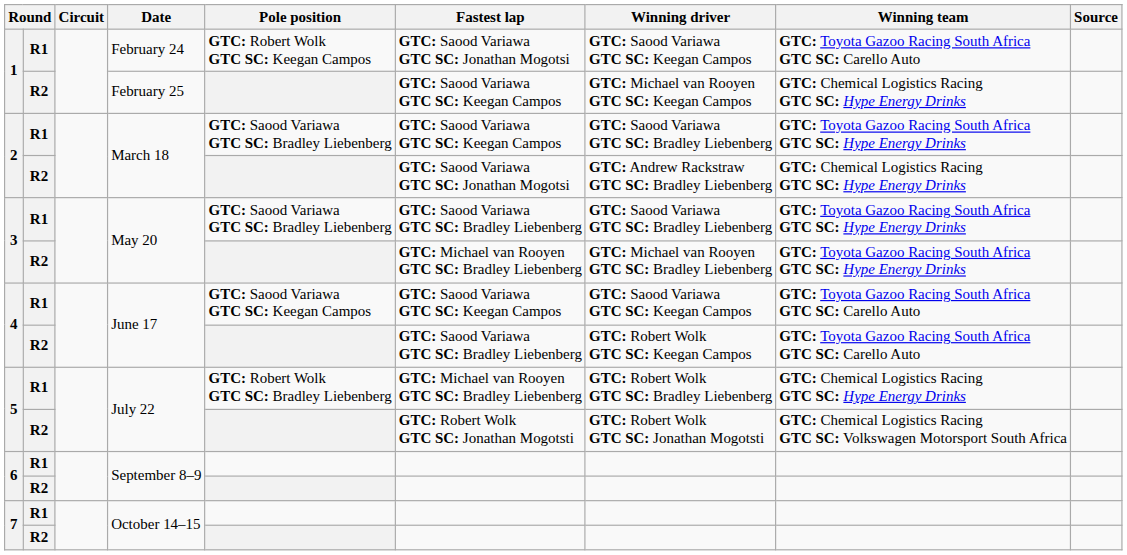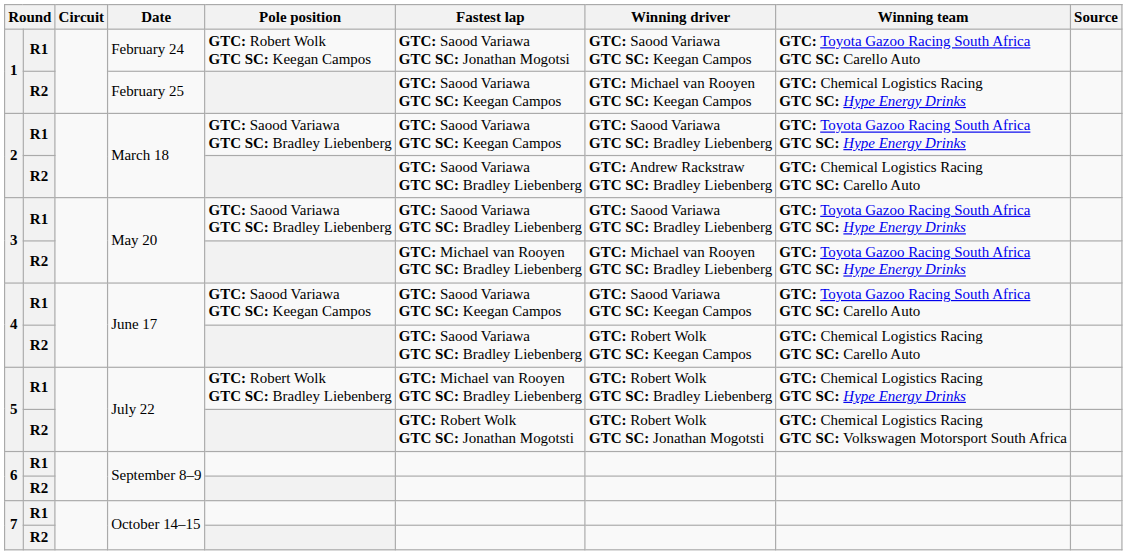(484, 176) GTC: Saood Variawa GTC SC: Jonathan Mogotsi -> (490, 176) GTC: Saood Variawa GTC SC: Bradley Liebenberg
(881, 176) GTC: Chemical Logistics Racing GTC SC: Hype Energy Drinks -> (881, 176) GTC: Chemical Logistics Racing GTC SC: Carello Auto
(905, 345) GTC: Toyota Gazoo Racing South Africa GTC SC: Carello Auto -> (881, 345) GTC: Chemical Logistics Racing GTC SC: Carello Auto
